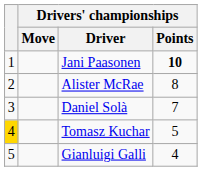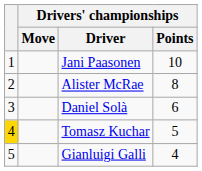(175, 61) bold -> (175, 61) normal
(175, 108) 7 -> (175, 108) 6
